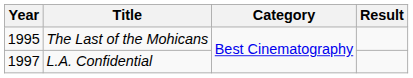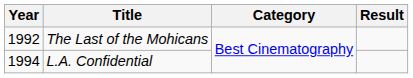(24, 38) 1995 -> (24, 38) 1992
(24, 61) 1997 -> (24, 61) 1994
